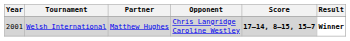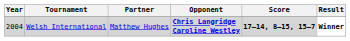(14, 26) 2001 -> (14, 26) 2004
(206, 26) normal -> (206, 26) bold
